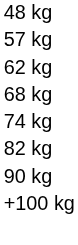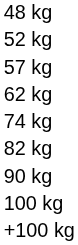+ row: (28, 40)
- row: (28, 94)
+ row: (34, 203)
